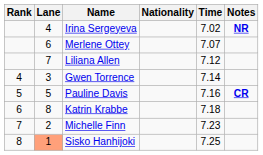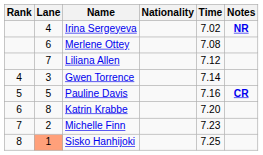(210, 45) 7.07 -> (210, 45) 7.08
(210, 110) 7.18 -> (210, 110) 7.20
